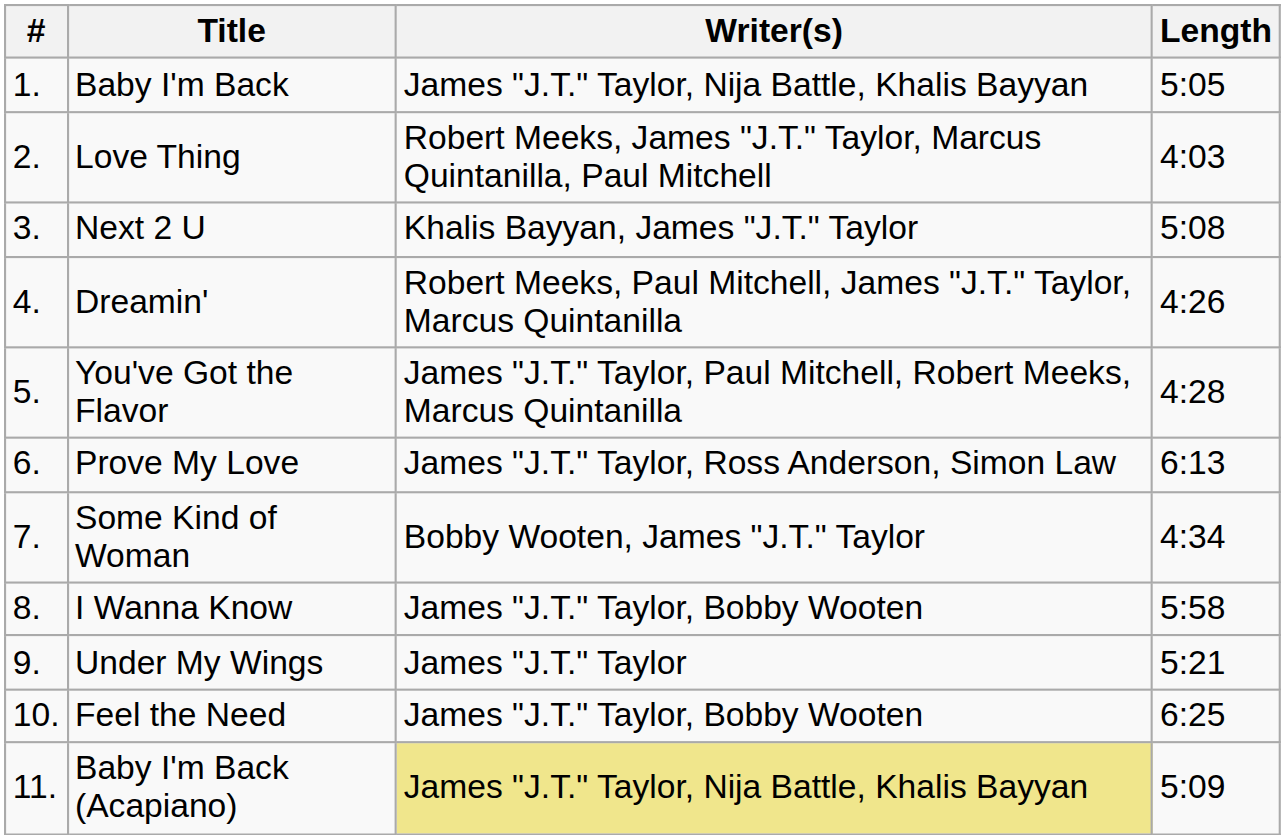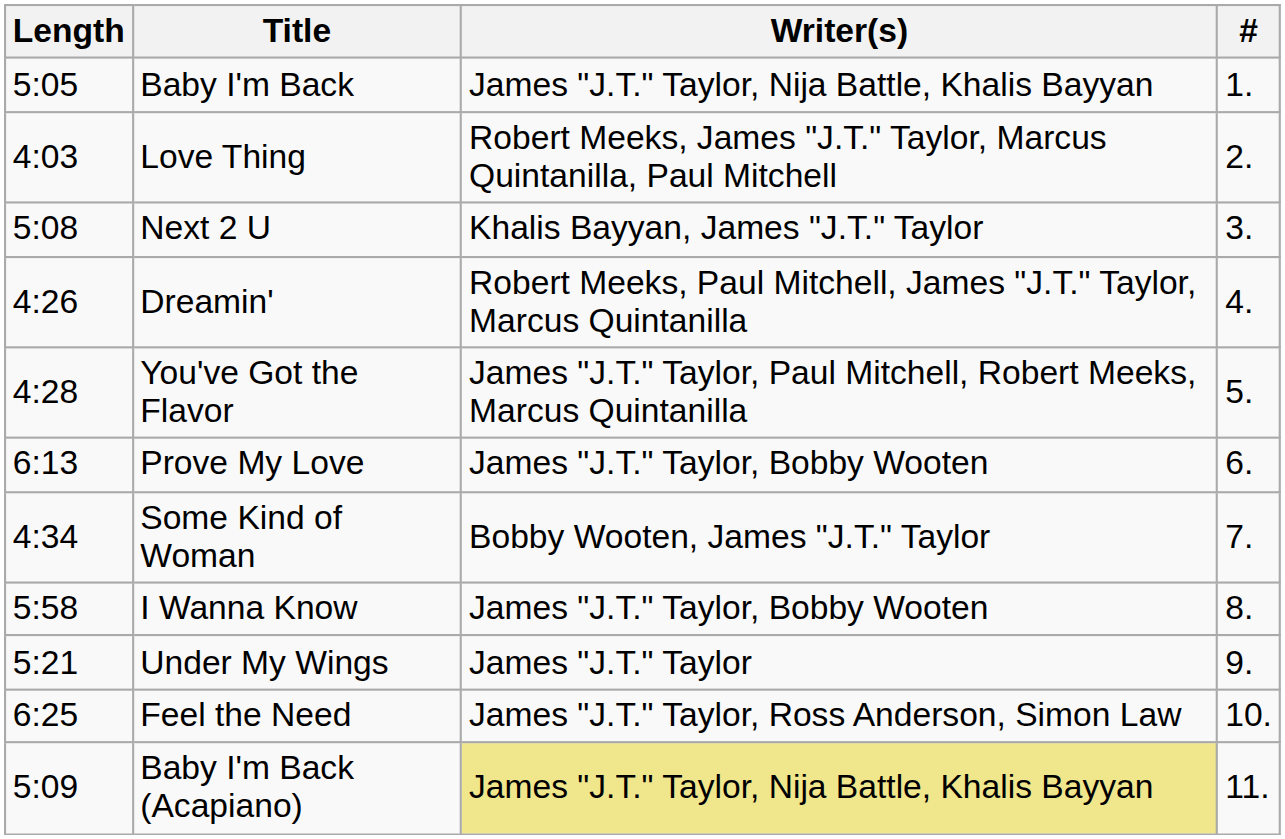columns swapped: (36, 31) <-> (1216, 31)
(760, 464) James "J.T." Taylor, Ross Anderson, Simon Law -> (729, 464) James "J.T." Taylor, Bobby Wooten
(663, 715) James "J.T." Taylor, Bobby Wooten -> (825, 715) James "J.T." Taylor, Ross Anderson, Simon Law
